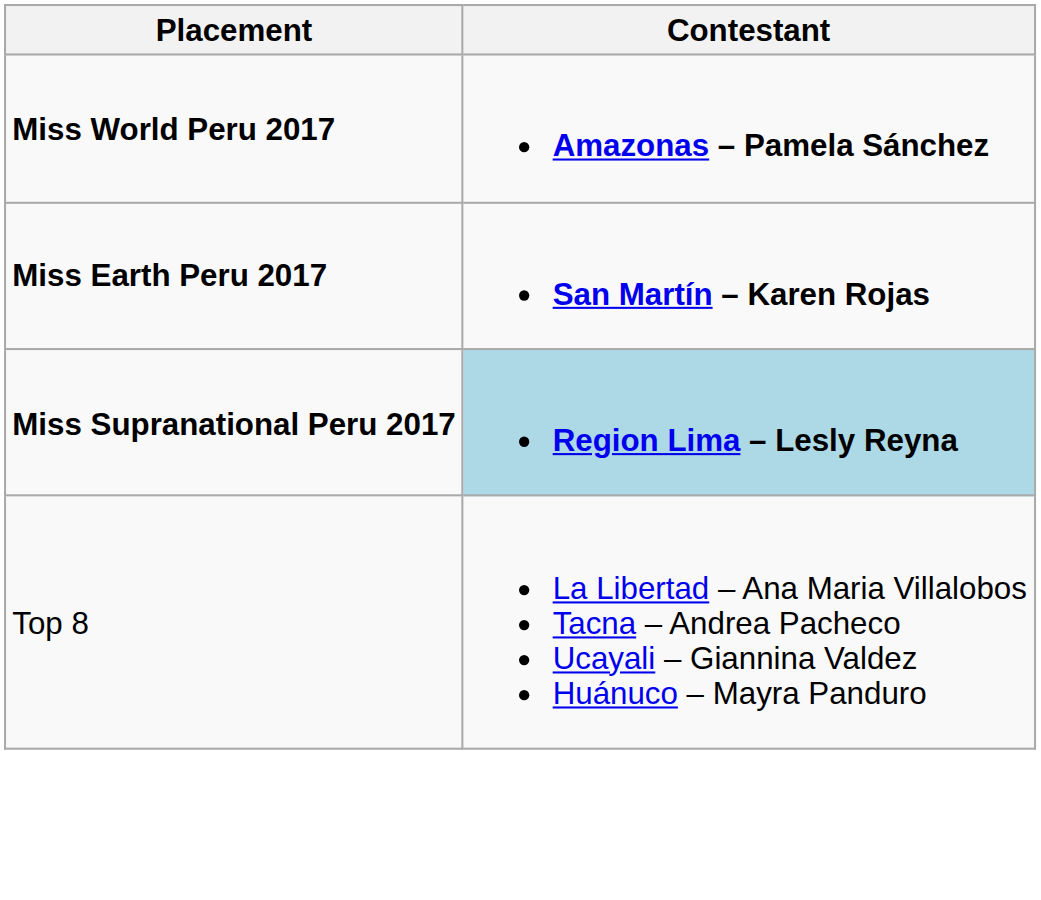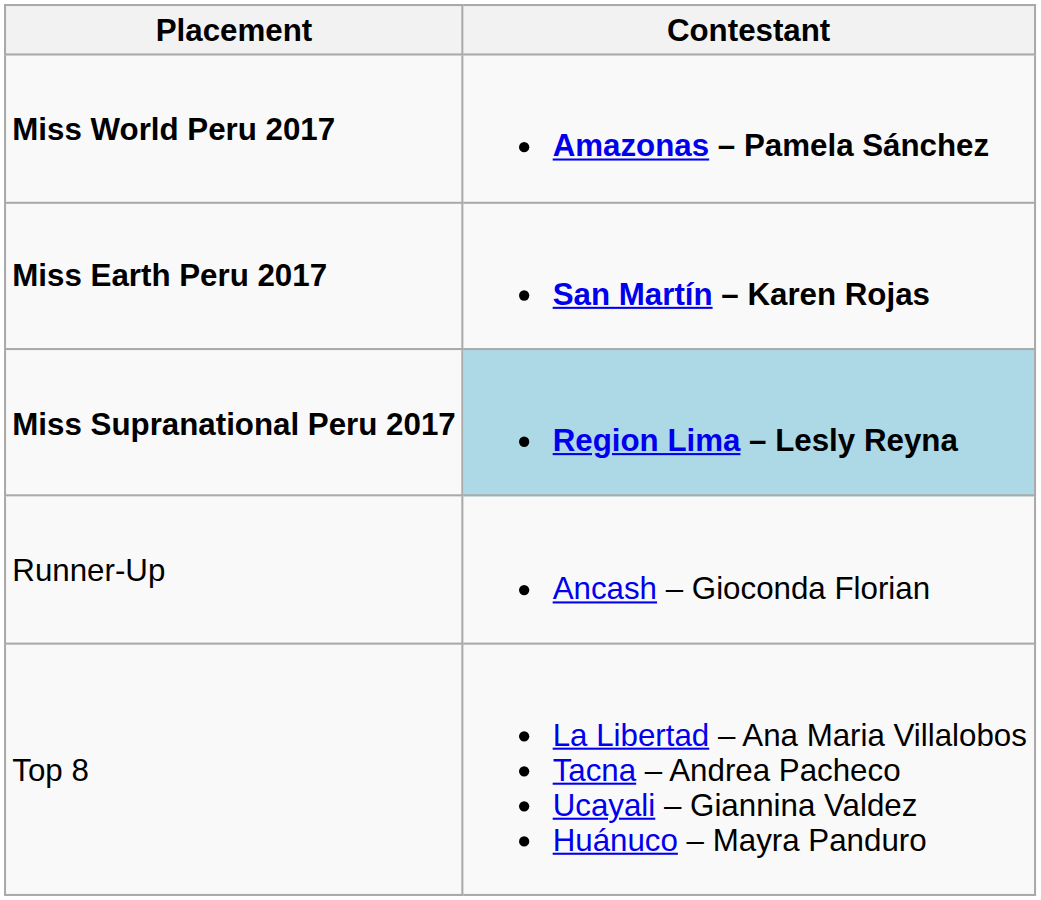+ row: (89, 570)
